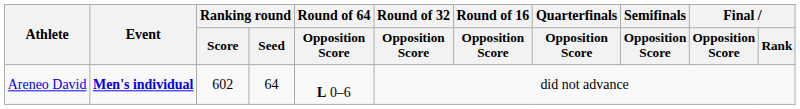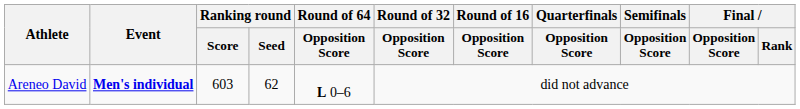(223, 85) 602 -> (223, 85) 603
(272, 85) 64 -> (272, 85) 62
